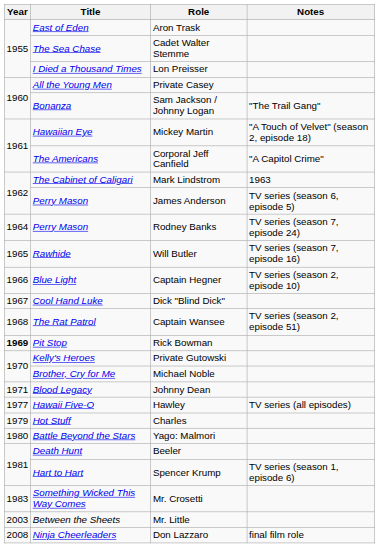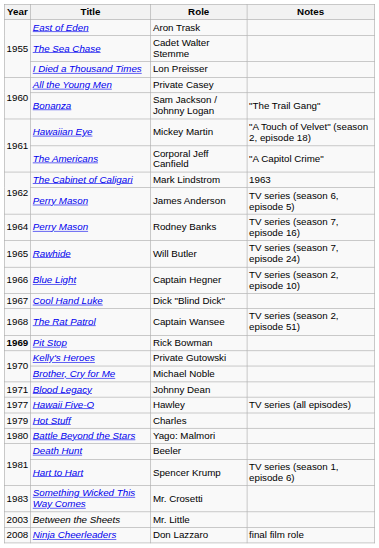(294, 227) TV series (season 7, episode 24) -> (294, 227) TV series (season 7, episode 16)
(294, 253) TV series (season 7, episode 16) -> (294, 253) TV series (season 7, episode 24)
